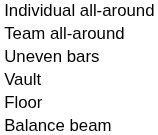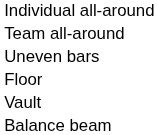rows swapped: (23, 79) <-> (23, 102)
